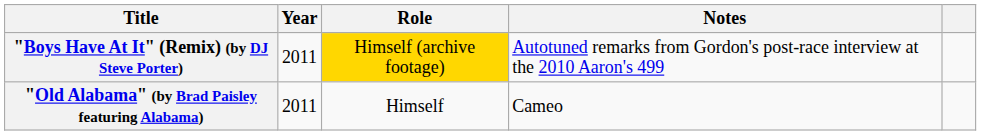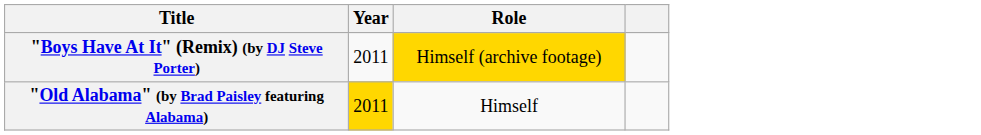- column: (725, 18)
(299, 105) no background -> (371, 105) gold background
